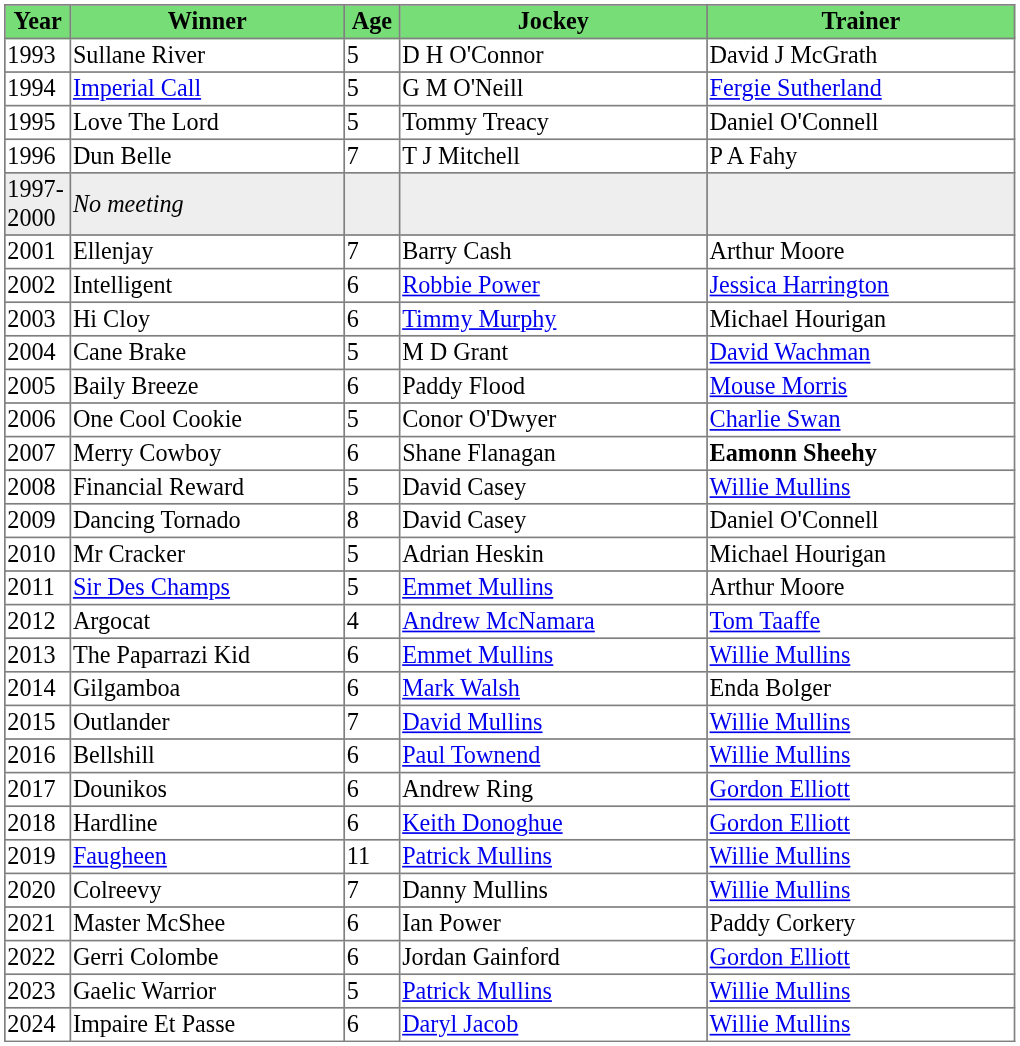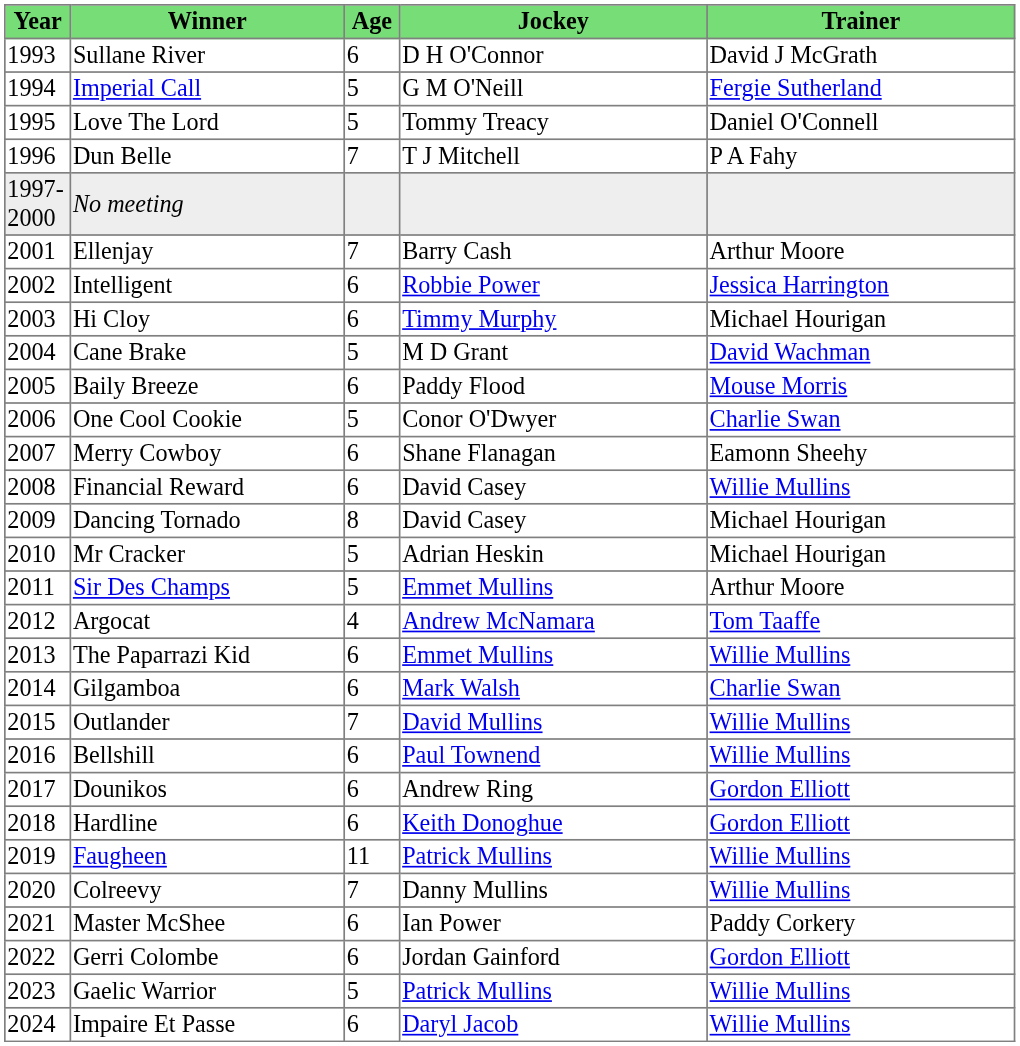(353, 54) 5 -> (353, 54) 6
(793, 453) bold -> (788, 453) normal
(353, 486) 5 -> (353, 486) 6
(794, 520) Daniel O'Connell -> (798, 520) Michael Hourigan
(770, 688) Enda Bolger -> (775, 688) Charlie Swan
